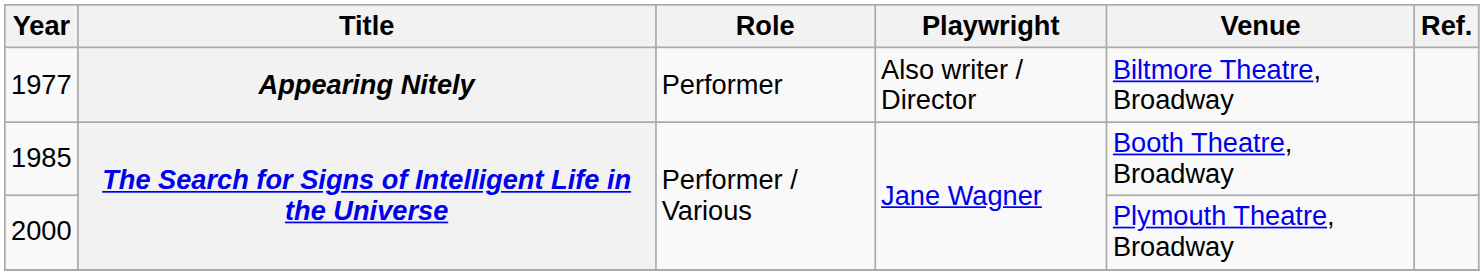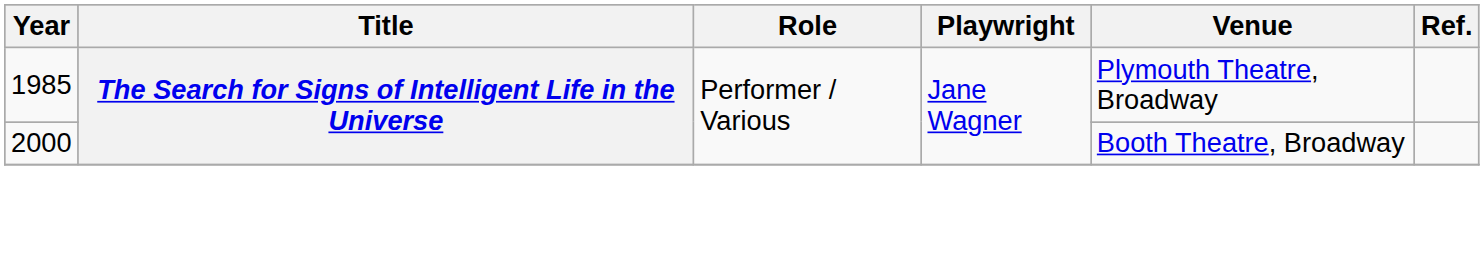- row: (41, 84)
(1203, 158) Booth Theatre, Broadway -> (1208, 84) Plymouth Theatre, Broadway
(1224, 231) Plymouth Theatre, Broadway -> (1251, 142) Booth Theatre, Broadway
